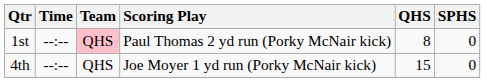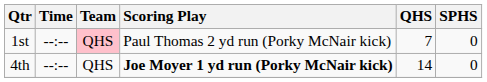(427, 41) 8 -> (428, 41) 7
(250, 65) normal -> (258, 65) bold
(423, 65) 15 -> (424, 65) 14
